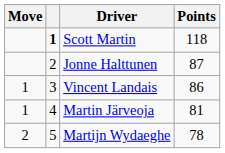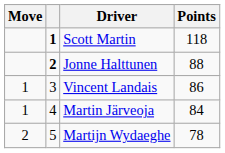(53, 63) normal -> (53, 63) bold
(197, 63) 87 -> (197, 63) 88
(197, 111) 81 -> (197, 111) 84
